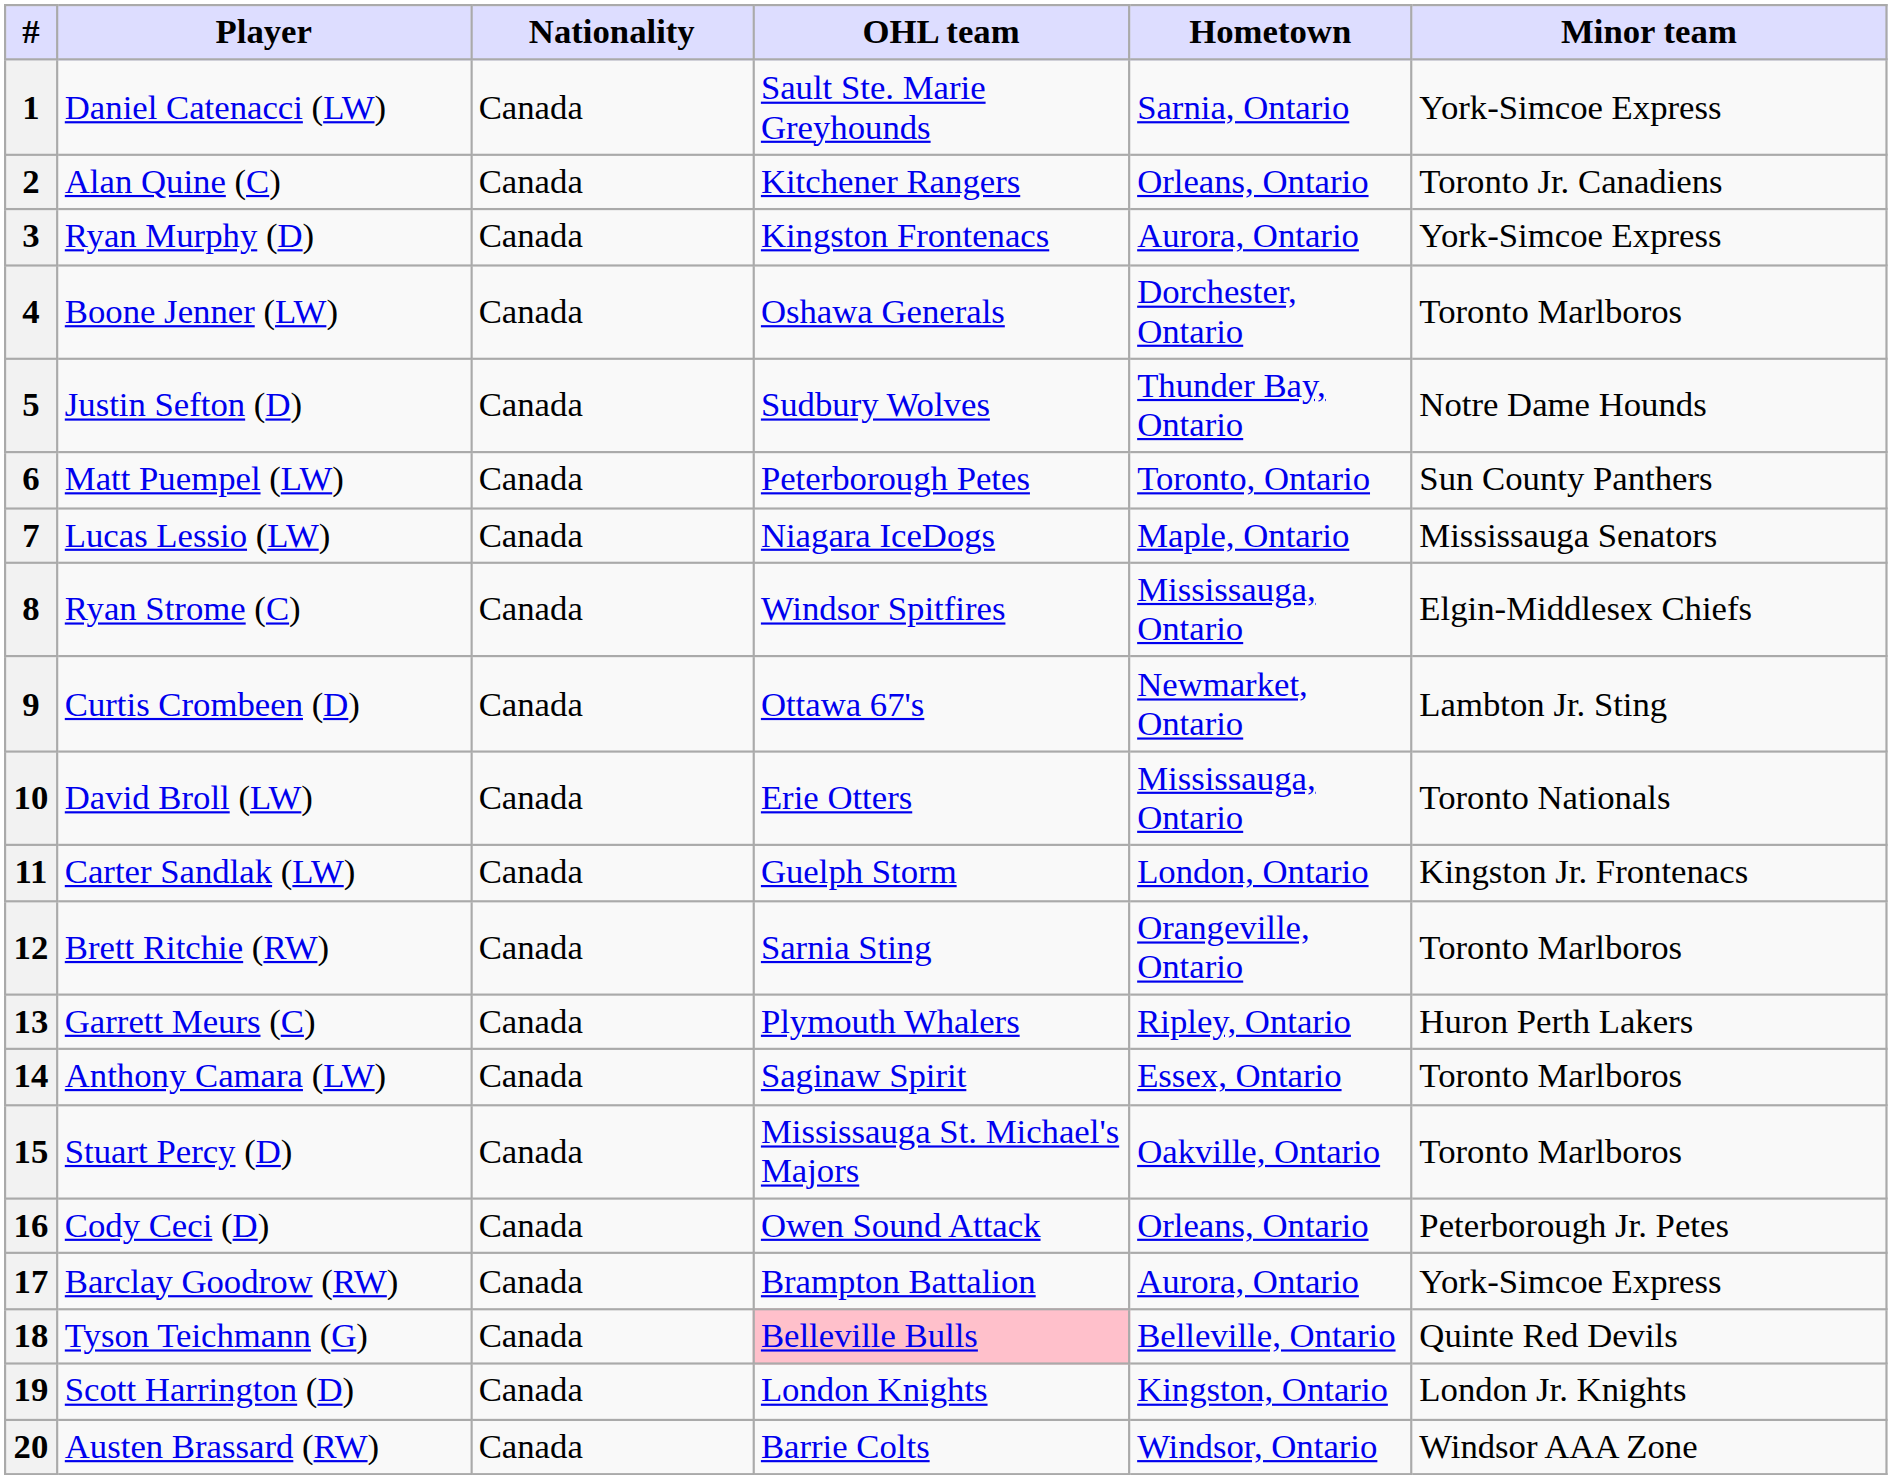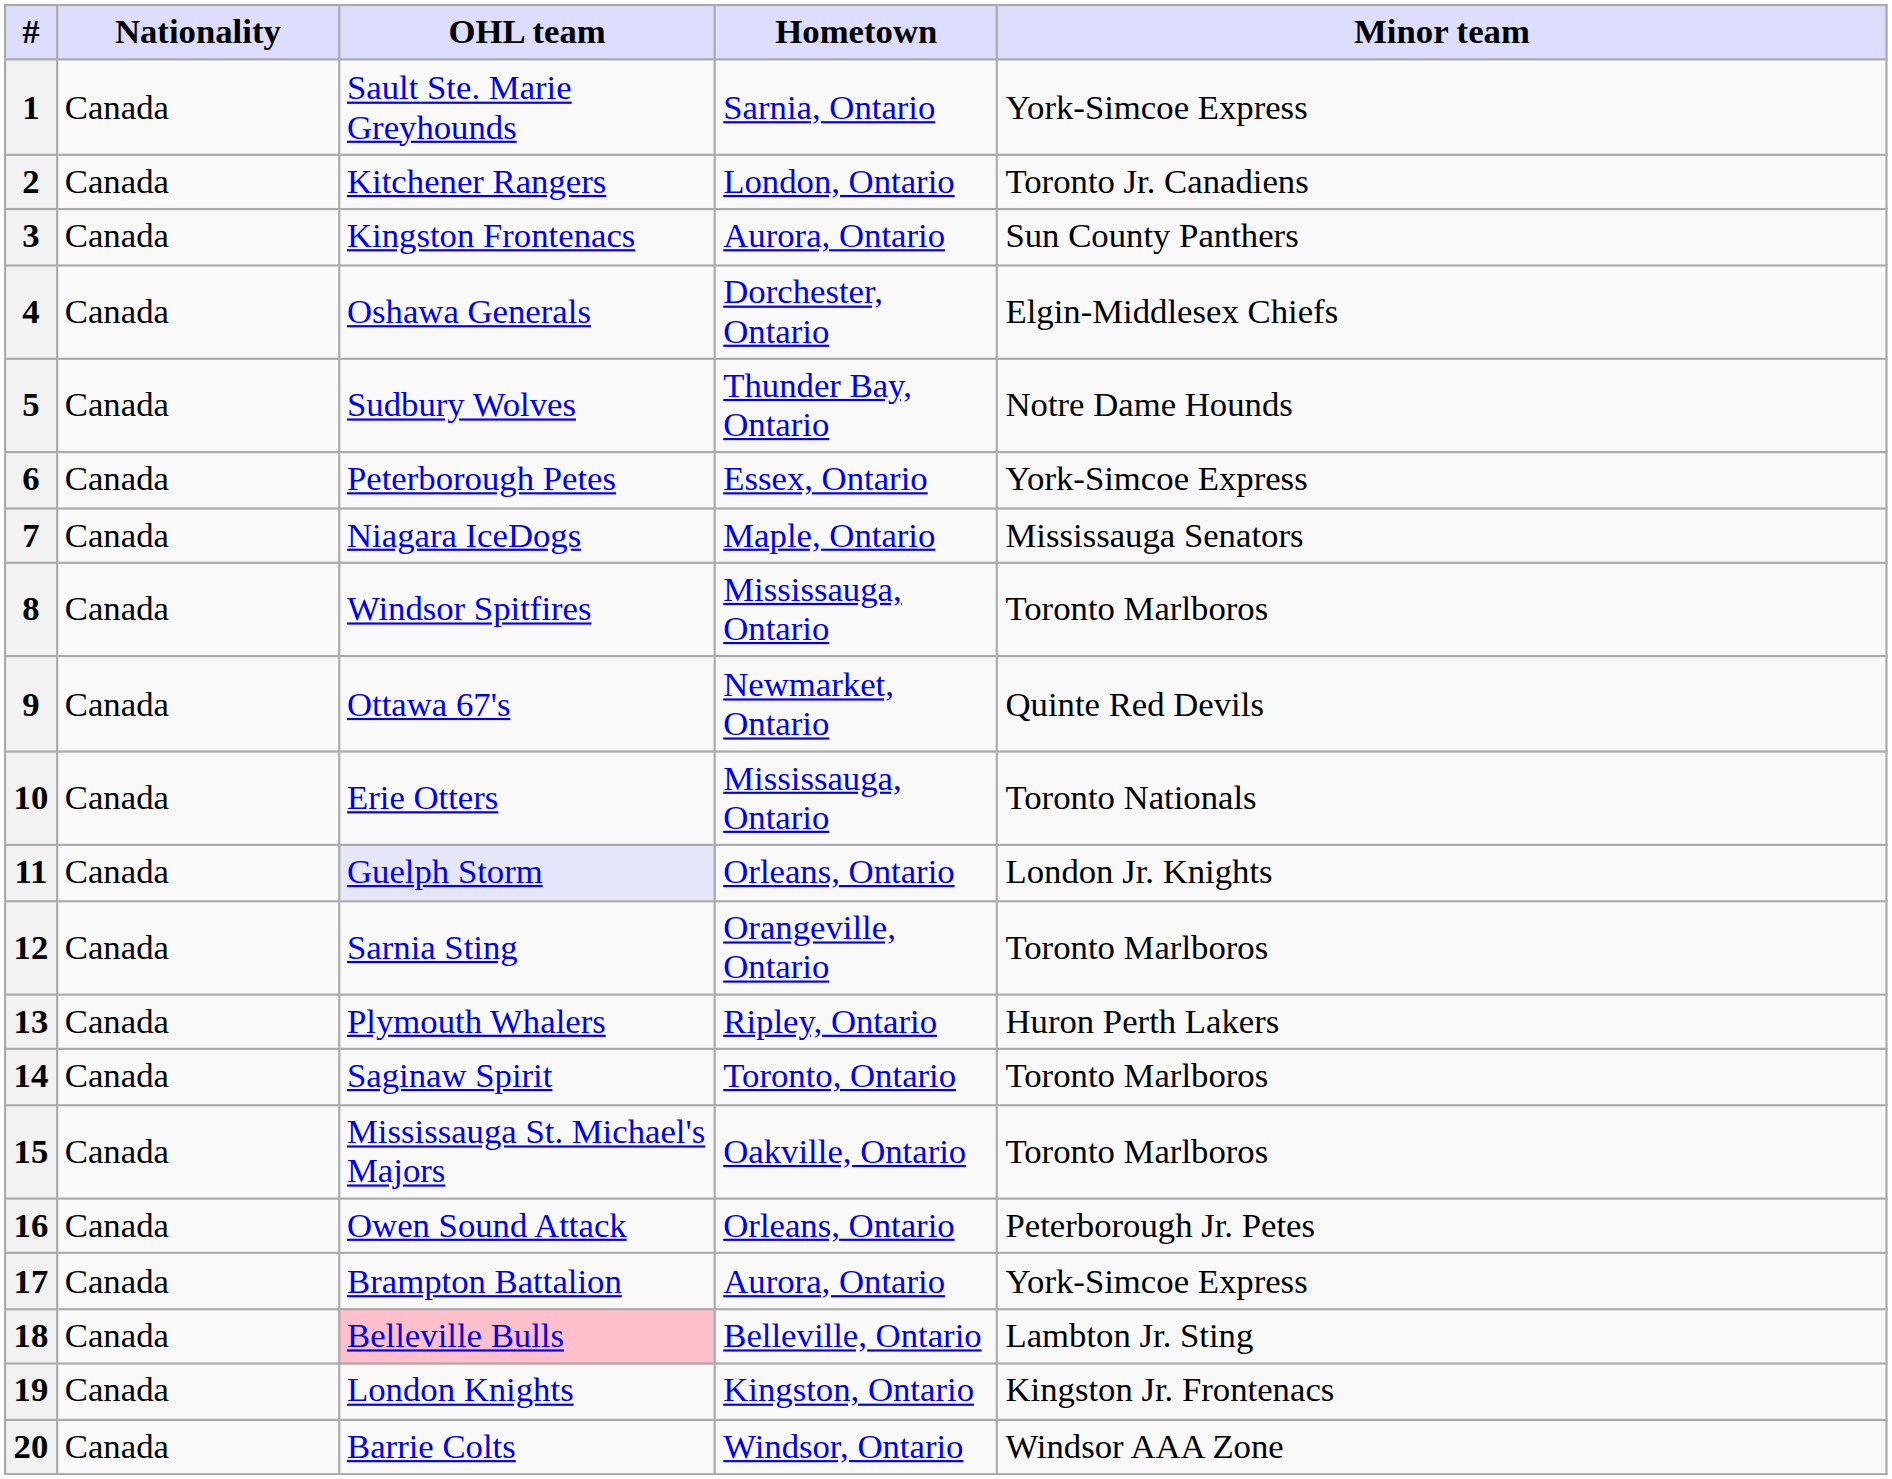- column: (264, 32)
(1253, 181) Orleans, Ontario -> (839, 181) London, Ontario
(1570, 236) York-Simcoe Express -> (1152, 236) Sun County Panthers
(1551, 310) Toronto Marlboros -> (1172, 310) Elgin-Middlesex Chiefs
(1254, 479) Toronto, Ontario -> (825, 479) Essex, Ontario
(1566, 479) Sun County Panthers -> (1157, 479) York-Simcoe Express
(1586, 609) Elgin-Middlesex Chiefs -> (1137, 609) Toronto Marlboros
(1543, 703) Lambton Jr. Sting -> (1135, 703) Quinte Red Devils
(859, 872) no background -> (445, 872) lavender background
(1253, 872) London, Ontario -> (839, 872) Orleans, Ontario
(1584, 872) Kingston Jr. Frontenacs -> (1139, 872) London Jr. Knights
(1239, 1076) Essex, Ontario -> (840, 1076) Toronto, Ontario
(1549, 1335) Quinte Red Devils -> (1129, 1335) Lambton Jr. Sting
(1553, 1390) London Jr. Knights -> (1170, 1390) Kingston Jr. Frontenacs
